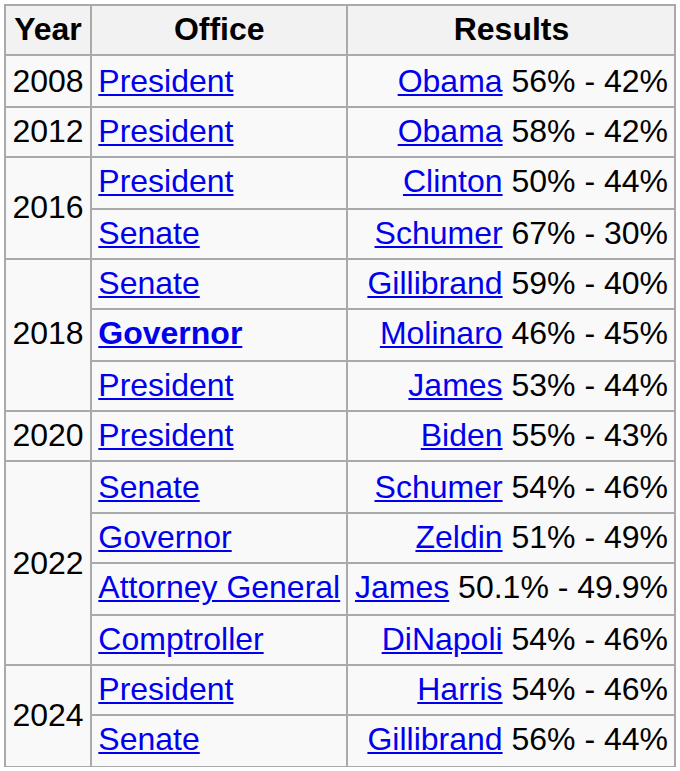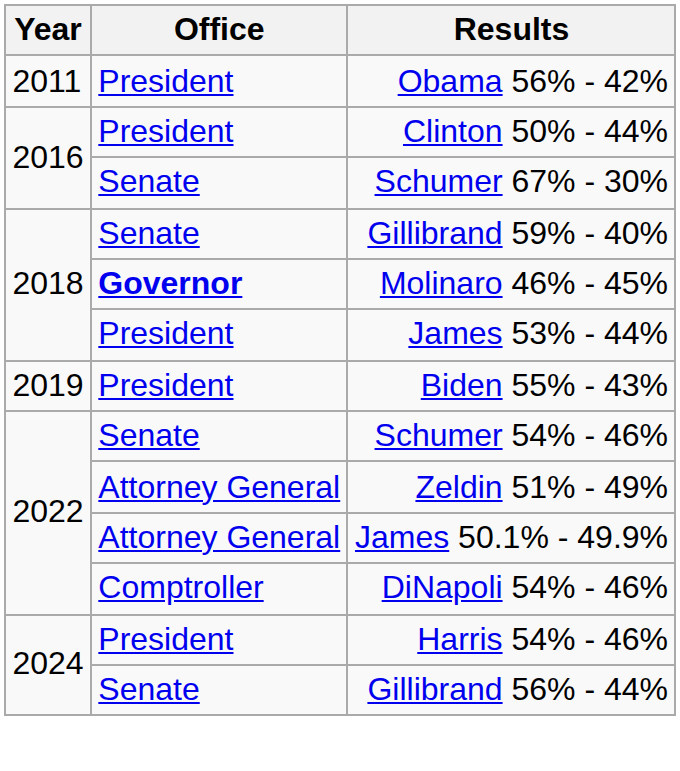(48, 80) 2008 -> (47, 80) 2011
- row: (533, 131)
(48, 435) 2020 -> (48, 385) 2019
(165, 537) Governor -> (219, 486) Attorney General
